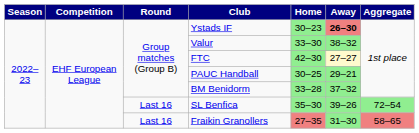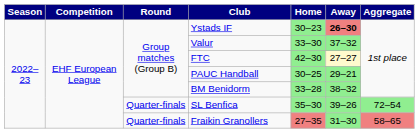(343, 43) 38–32 -> (343, 43) 37–32
(343, 89) 37–32 -> (343, 89) 38–32
(156, 105) Last 16 -> (156, 105) Quarter-finals
(156, 120) Last 16 -> (156, 120) Quarter-finals
